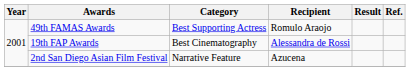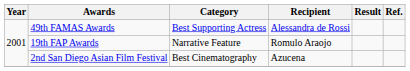(301, 27) Romulo Araojo -> (310, 27) Alessandra de Rossi
(214, 43) Best Cinematography -> (206, 43) Narrative Feature
(310, 43) Alessandra de Rossi -> (301, 43) Romulo Araojo
(206, 58) Narrative Feature -> (214, 58) Best Cinematography
